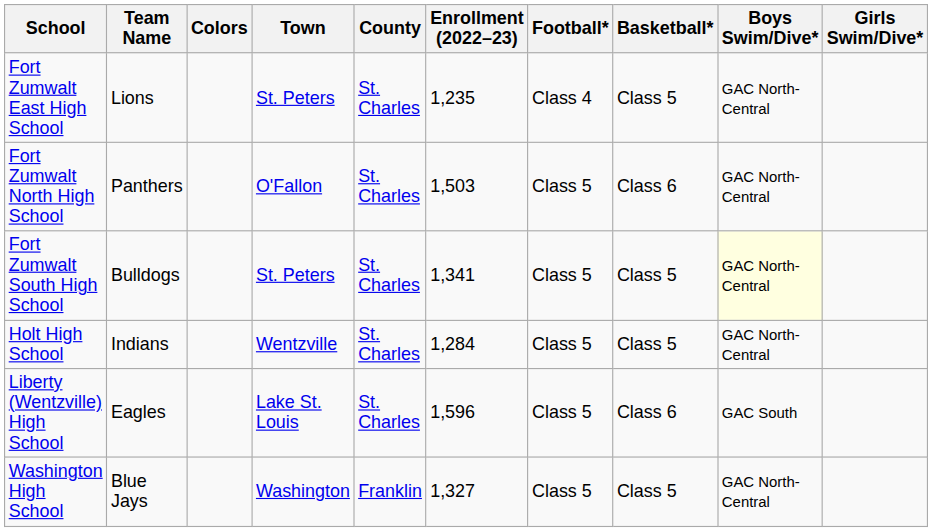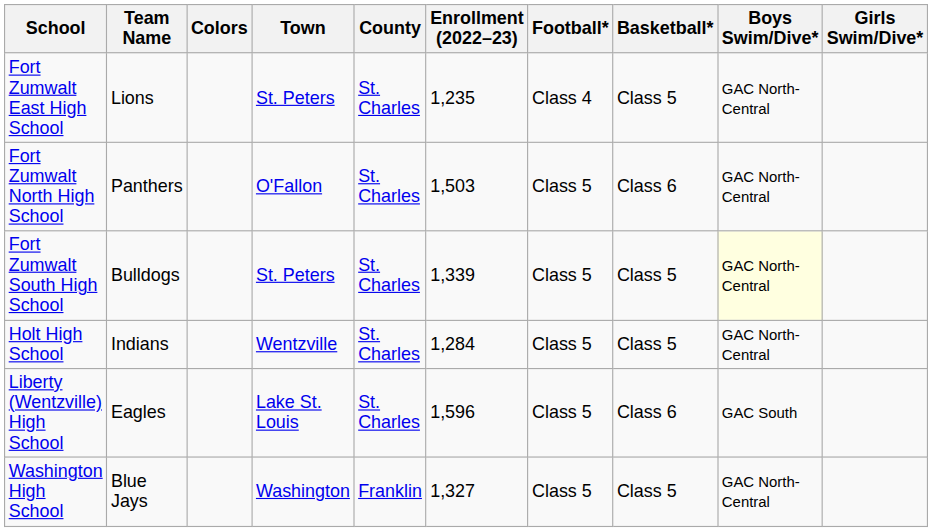(453, 275) 1,341 -> (453, 275) 1,339
